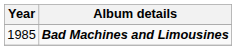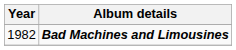(22, 34) 1985 -> (22, 34) 1982
